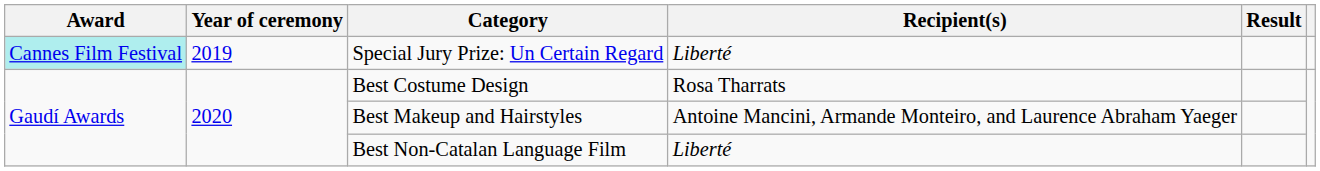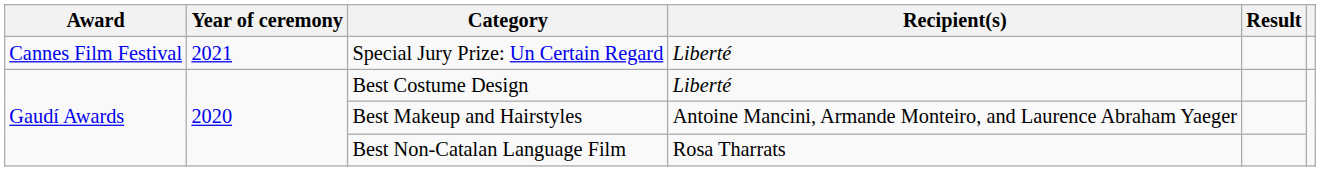(96, 52) paleturquoise background -> (96, 52) no background
(212, 52) 2019 -> (212, 52) 2021
(729, 85) Rosa Tharrats -> (702, 85) Liberté
(702, 149) Liberté -> (729, 149) Rosa Tharrats
